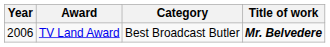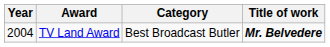(20, 32) 2006 -> (20, 32) 2004
